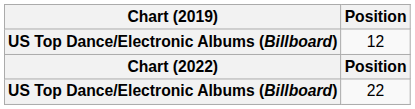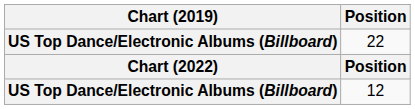rows swapped: (376, 41) <-> (376, 91)
